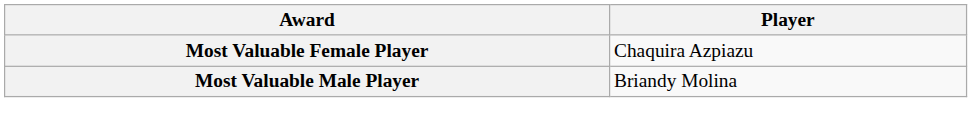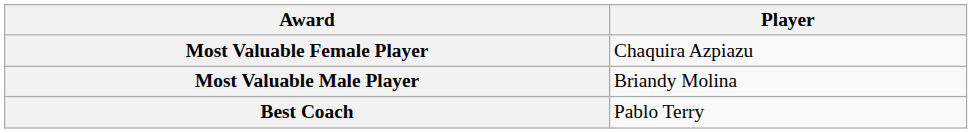+ row: (307, 111)
